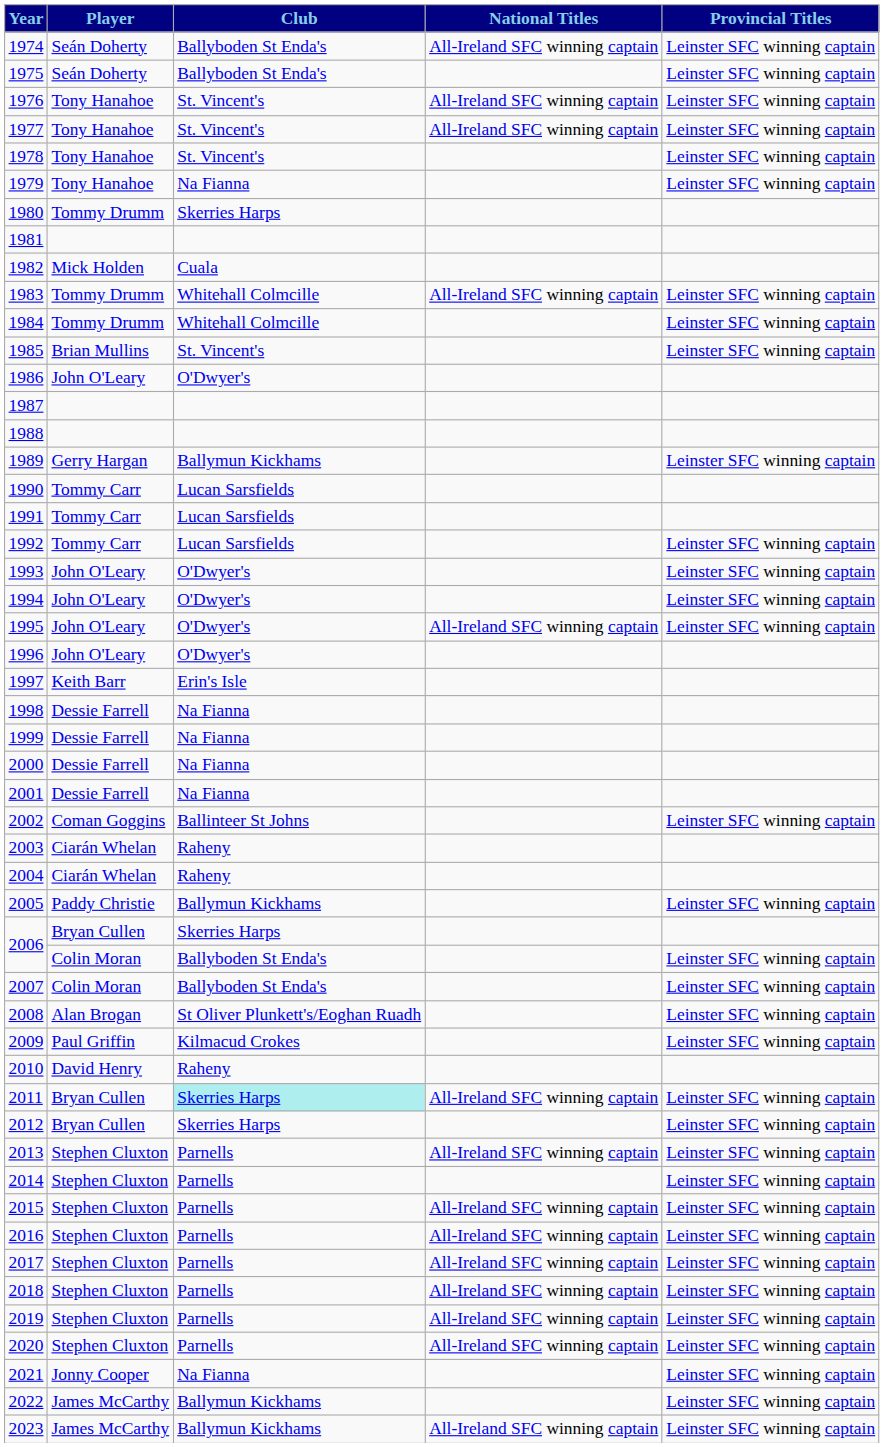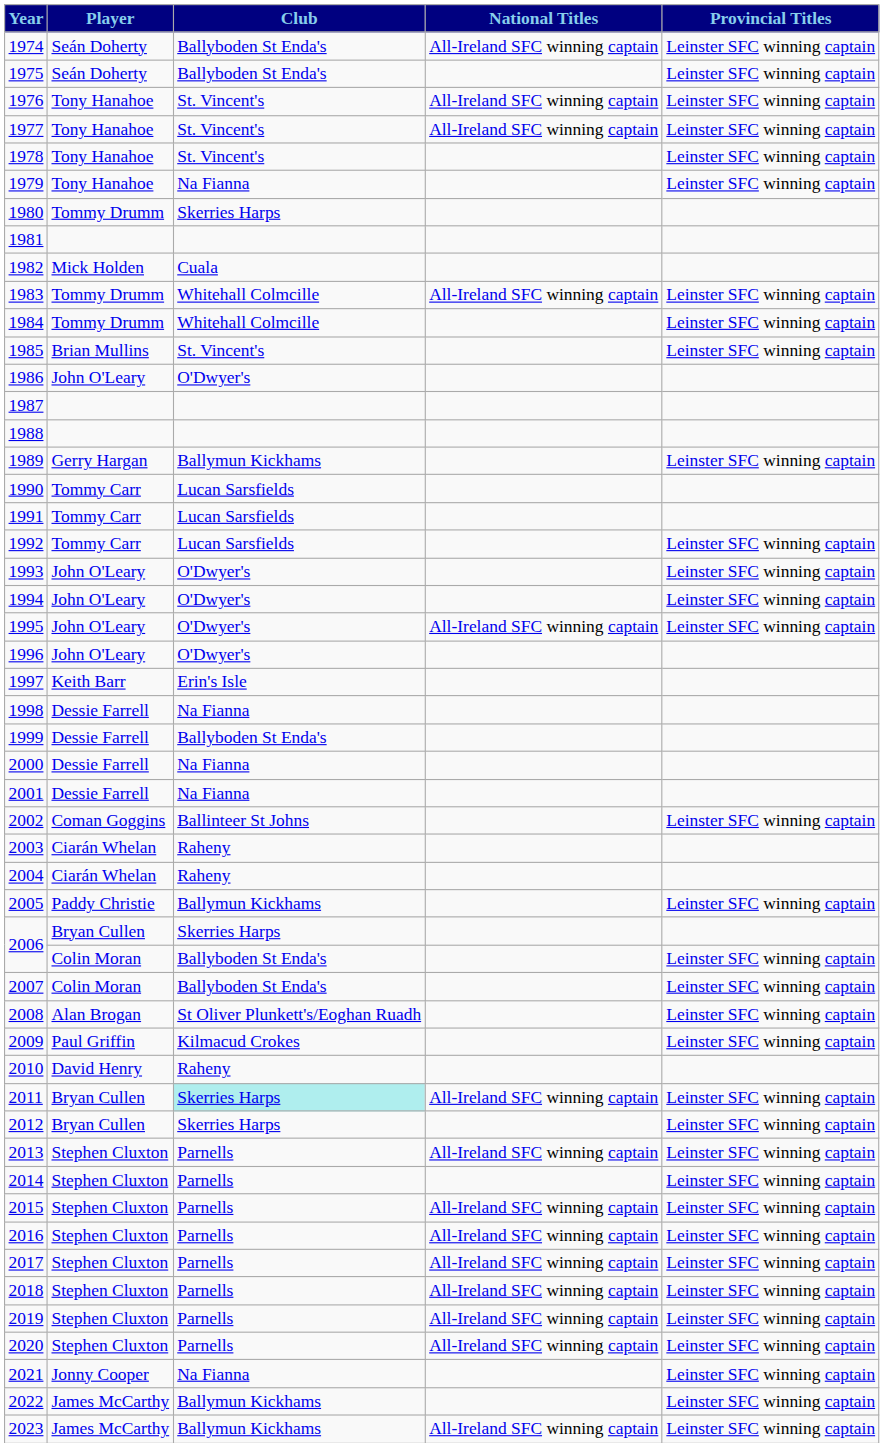(213, 737) Na Fianna -> (252, 737) Ballyboden St Enda's
